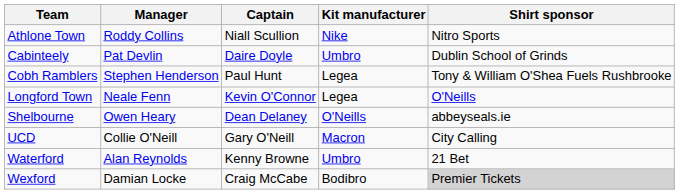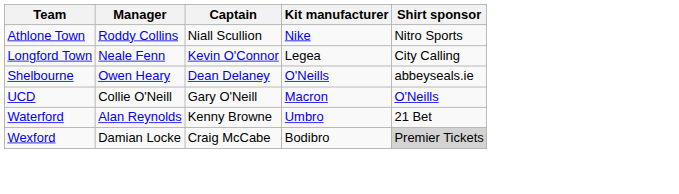- row: (38, 55)
- row: (52, 76)
(454, 96) O'Neills -> (427, 55) City Calling
(464, 138) City Calling -> (417, 96) O'Neills
